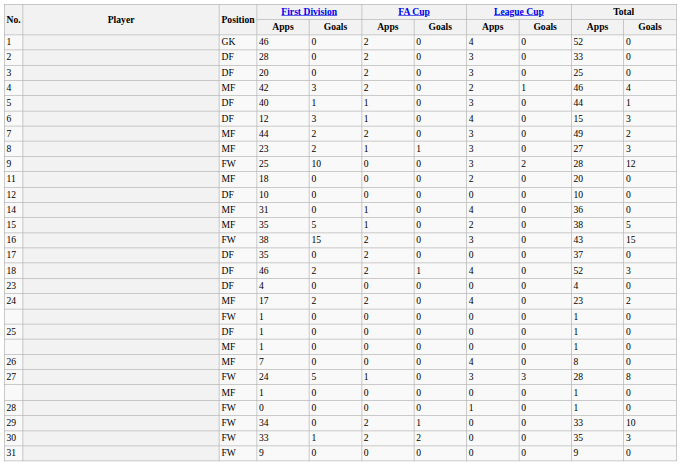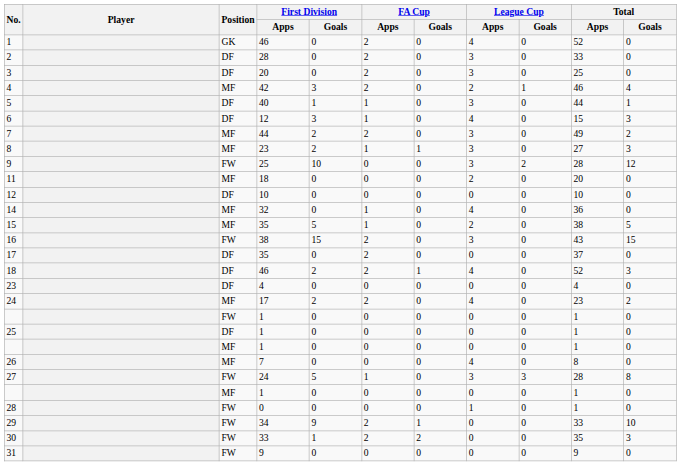(264, 210) 31 -> (264, 210) 32
(314, 423) 0 -> (314, 423) 9
